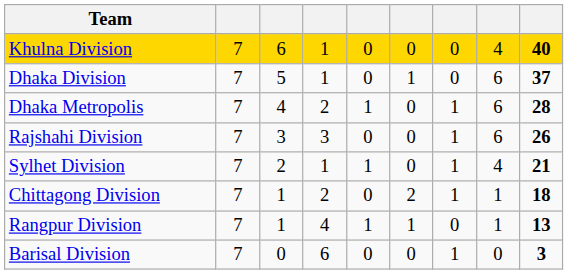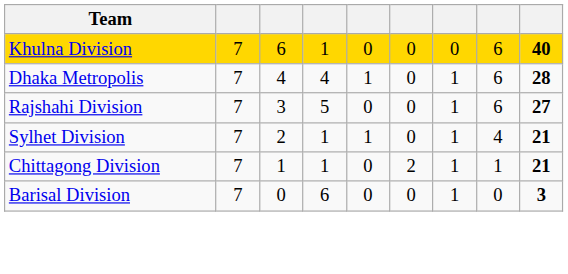(498, 48) 4 -> (498, 48) 6
- row: (67, 78)
(325, 107) 2 -> (325, 78) 4
(325, 136) 3 -> (325, 107) 5
(541, 136) 26 -> (541, 107) 27
(325, 195) 2 -> (325, 166) 1
(541, 195) 18 -> (541, 166) 21
- row: (75, 225)
